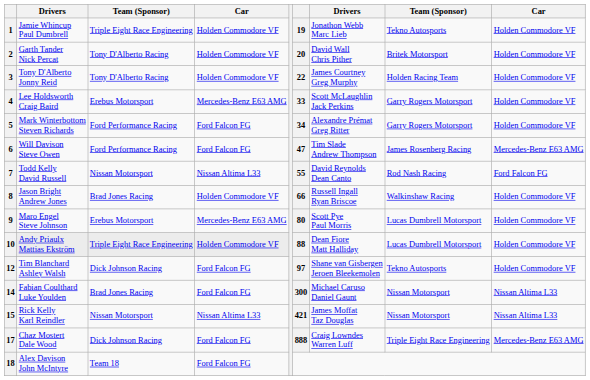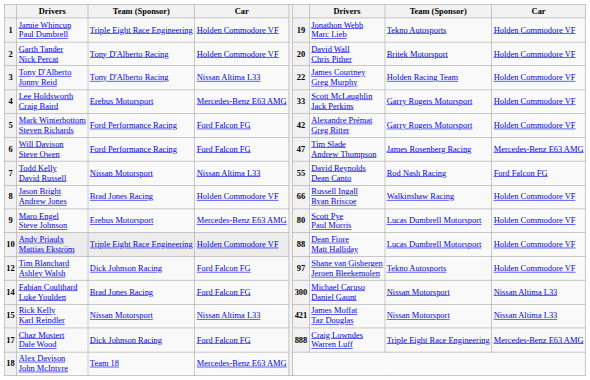(238, 77) Holden Commodore VF -> (229, 77) Nissan Altima L33
(301, 125) 34 -> (301, 125) 42
(224, 363) Ford Falcon FG -> (242, 363) Mercedes-Benz E63 AMG
